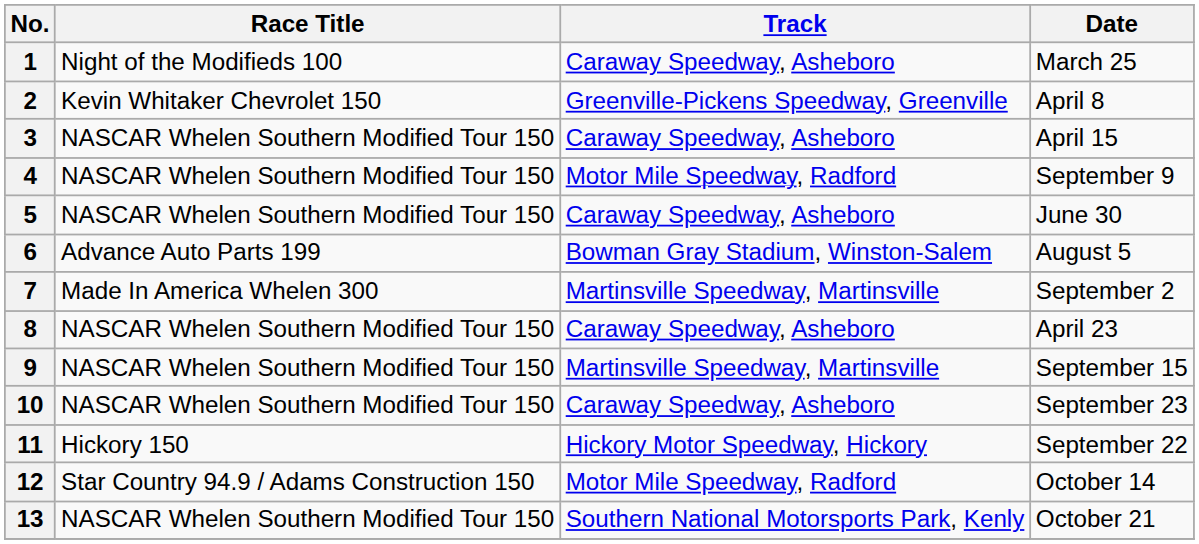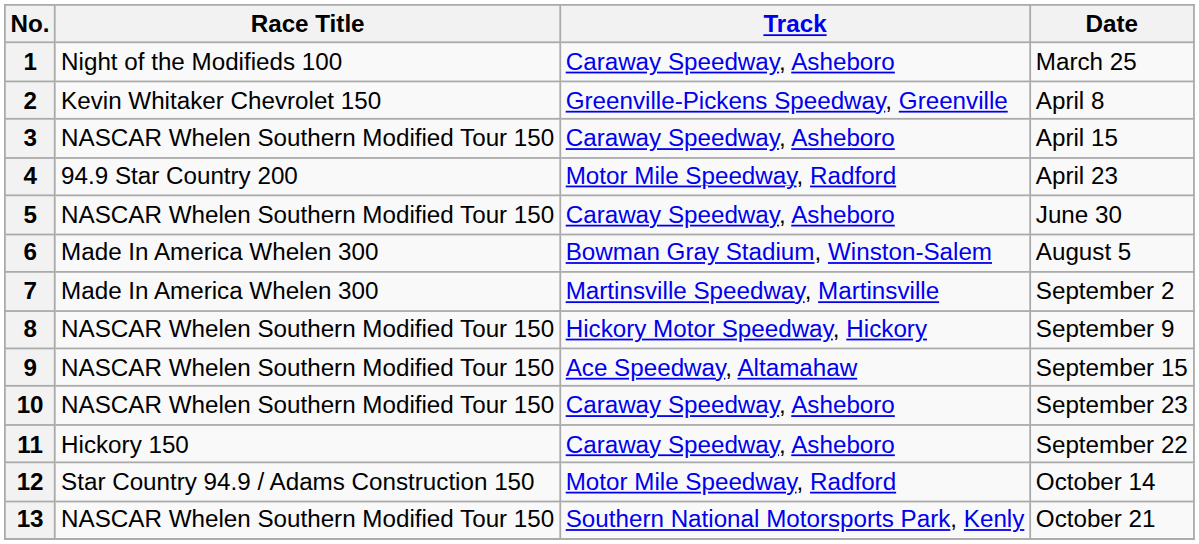(308, 176) NASCAR Whelen Southern Modified Tour 150 -> (179, 176) 94.9 Star Country 200
(1105, 176) September 9 -> (1077, 176) April 23
(191, 253) Advance Auto Parts 199 -> (220, 253) Made In America Whelen 300
(730, 329) Caraway Speedway, Asheboro -> (746, 329) Hickory Motor Speedway, Hickory
(1077, 329) April 23 -> (1105, 329) September 9
(752, 367) Martinsville Speedway, Martinsville -> (711, 367) Ace Speedway, Altamahaw
(746, 443) Hickory Motor Speedway, Hickory -> (730, 443) Caraway Speedway, Asheboro
